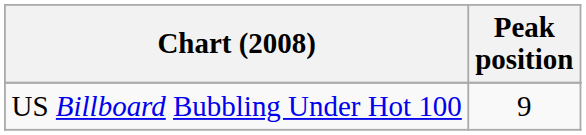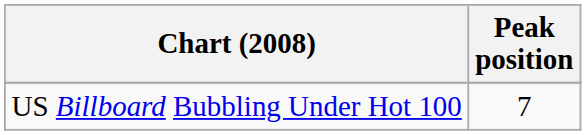(524, 105) 9 -> (524, 105) 7
